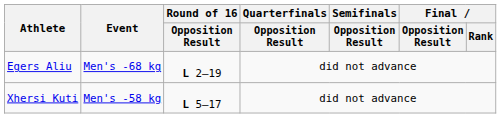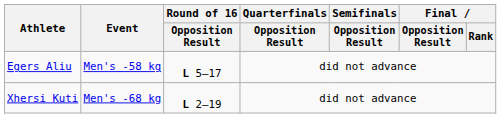(122, 67) Men's -68 kg -> (122, 67) Men's -58 kg
(202, 73) L 2–19 -> (202, 73) L 5–17
(122, 98) Men's -58 kg -> (122, 98) Men's -68 kg
(202, 104) L 5–17 -> (202, 104) L 2–19
